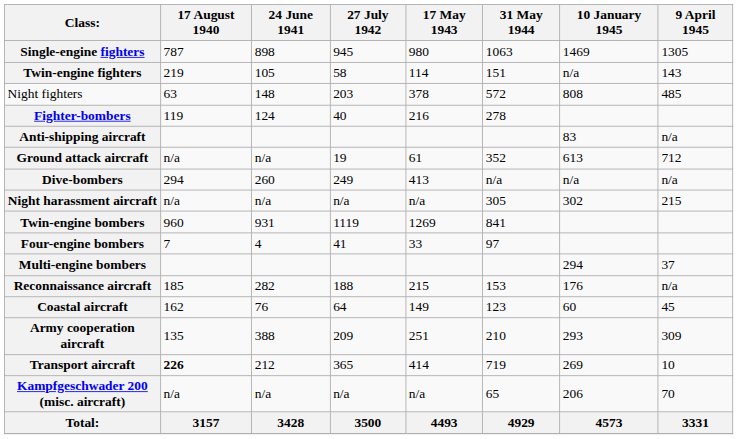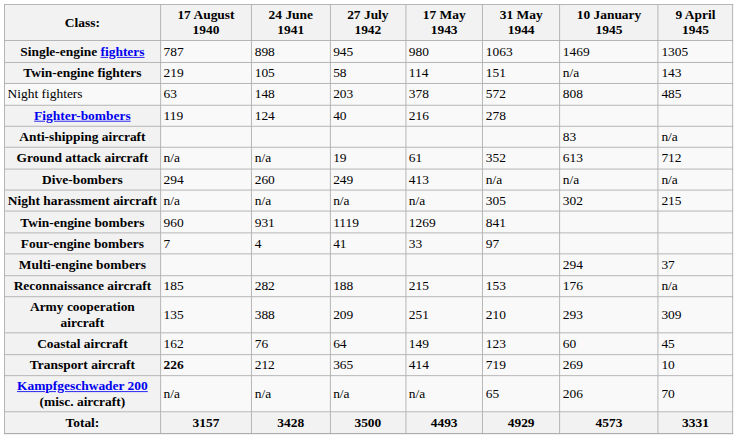rows swapped: (82, 336) <-> (82, 307)
